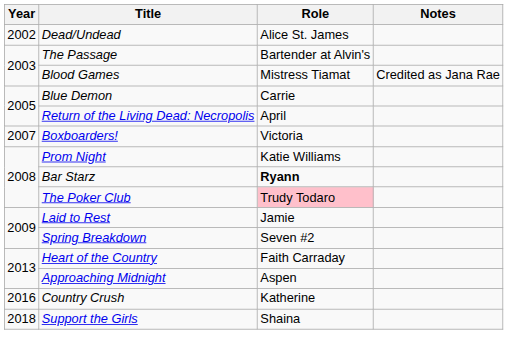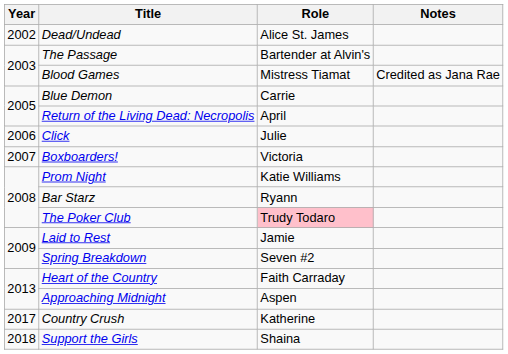+ row: (56, 136)
(280, 177) bold -> (279, 197) normal
(22, 298) 2016 -> (22, 319) 2017
